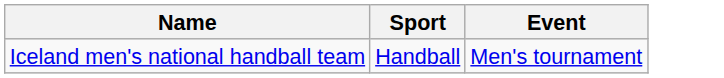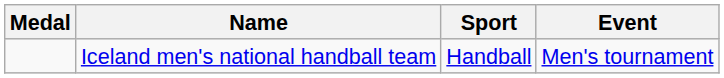+ column: (40, 22)
